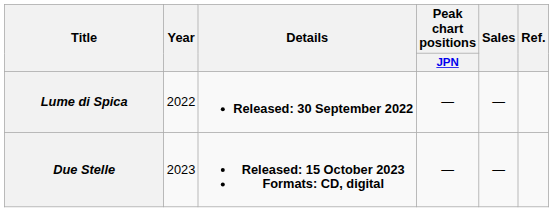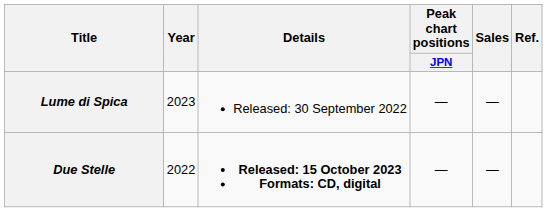(181, 101) 2022 -> (181, 101) 2023
(307, 109) bold -> (304, 109) normal
(181, 169) 2023 -> (181, 169) 2022
